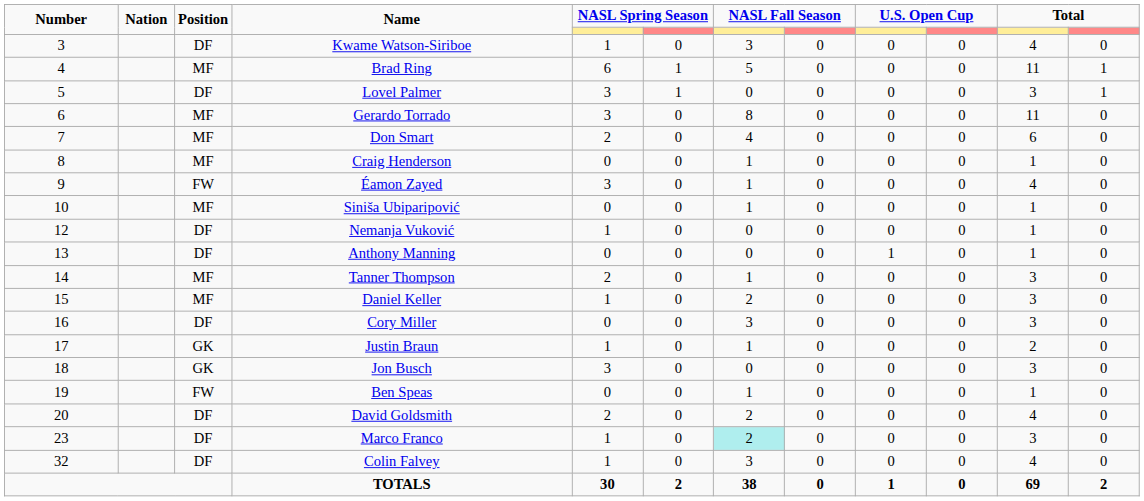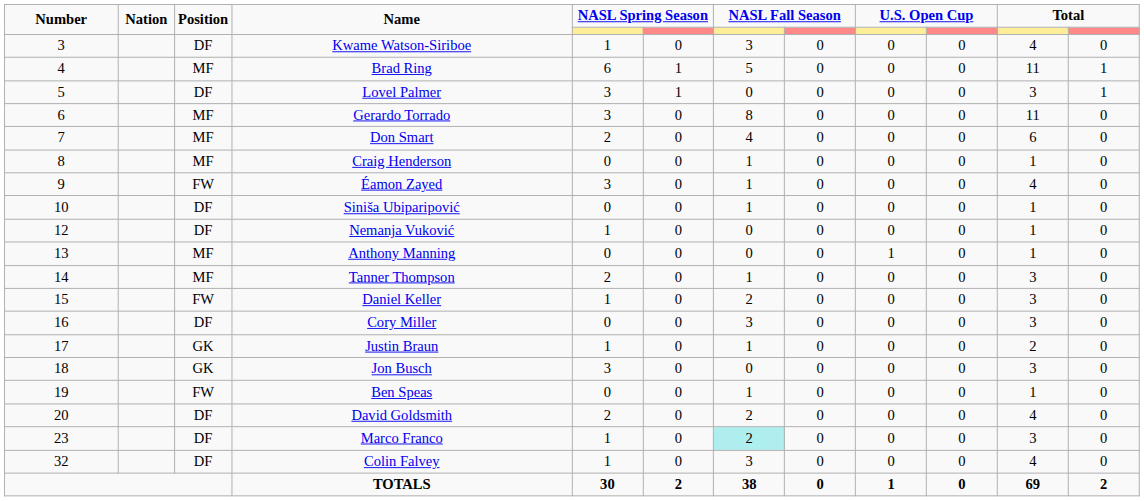(203, 207) MF -> (203, 207) DF
(203, 253) DF -> (203, 253) MF
(203, 299) MF -> (203, 299) FW
